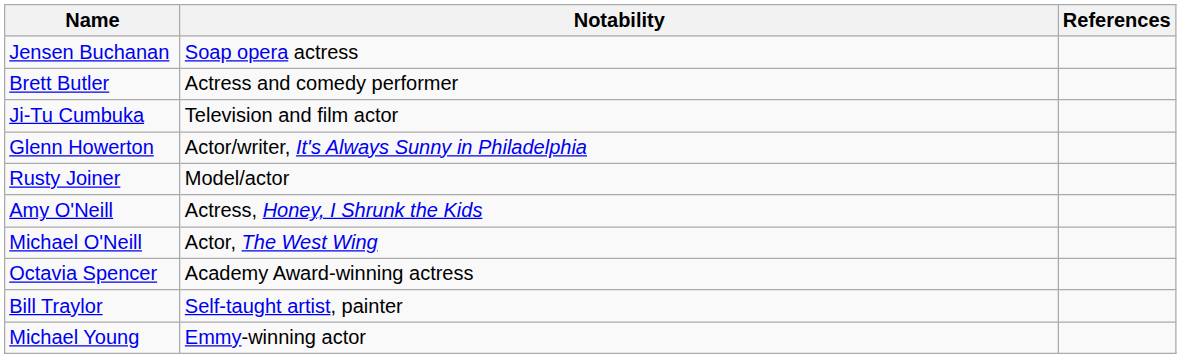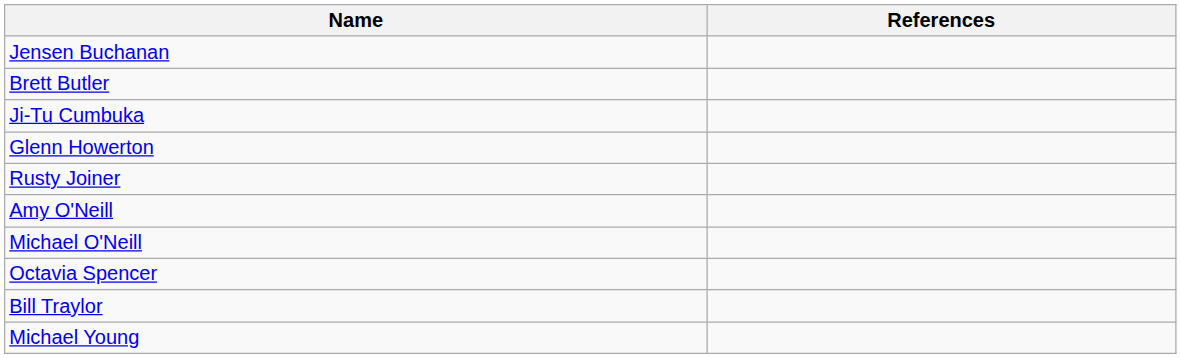- column: (619, 20)
